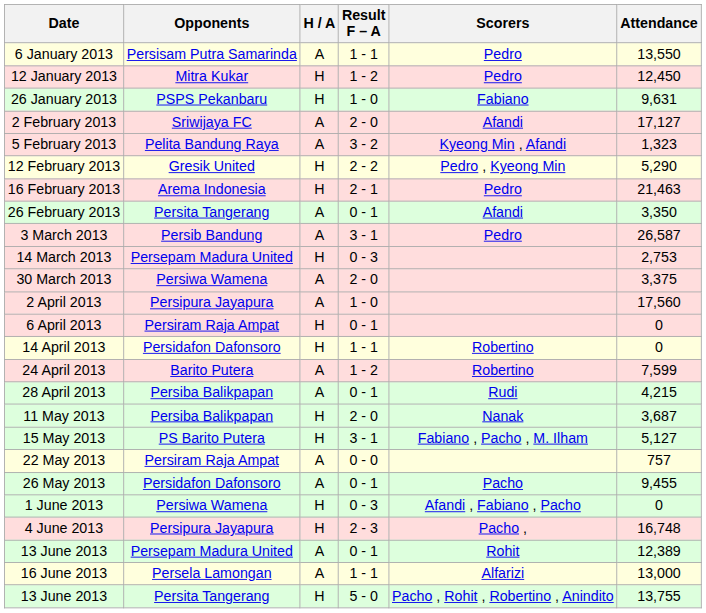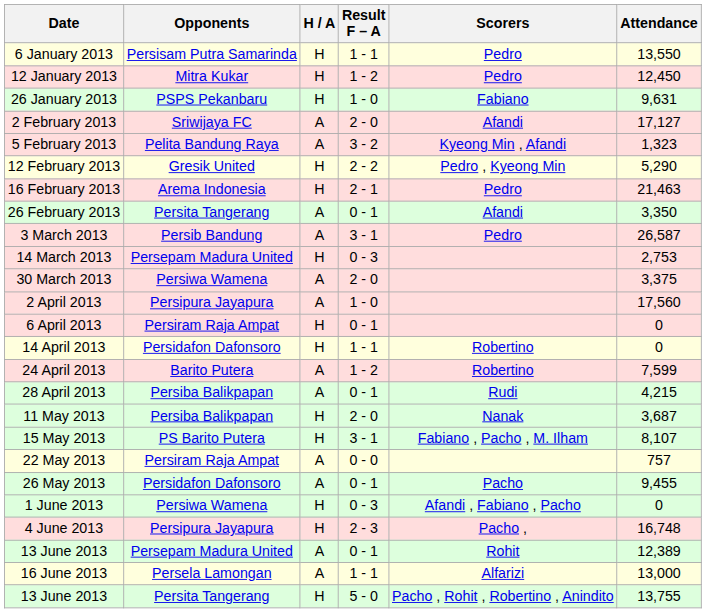(319, 54) A -> (319, 54) H
(659, 438) 5,127 -> (659, 438) 8,107
